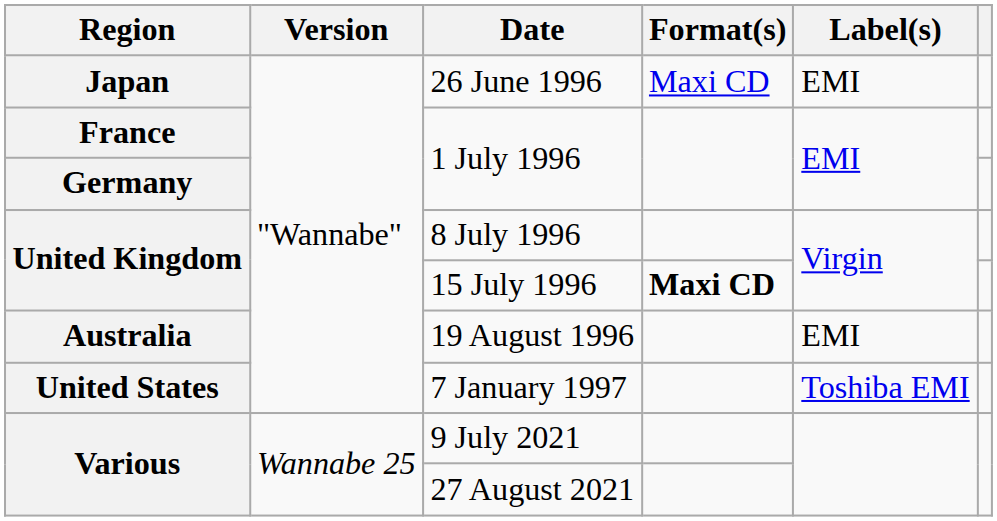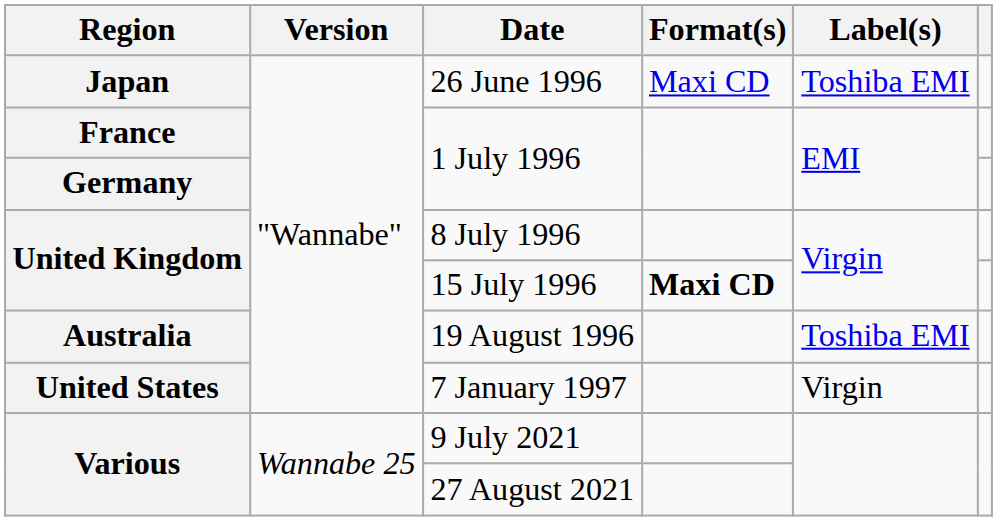(831, 81) EMI -> (885, 81) Toshiba EMI
(831, 336) EMI -> (885, 336) Toshiba EMI
(885, 387) Toshiba EMI -> (842, 387) Virgin
